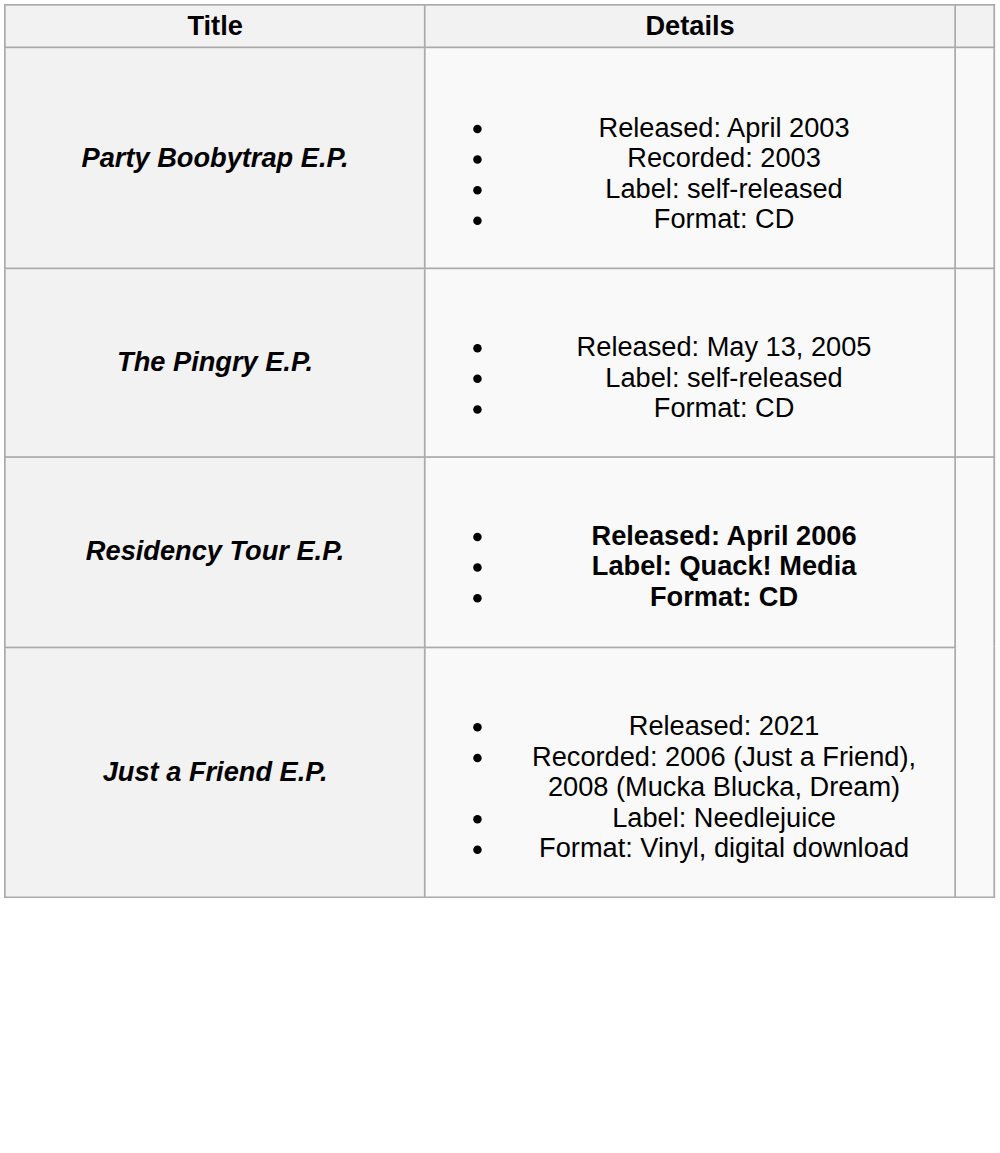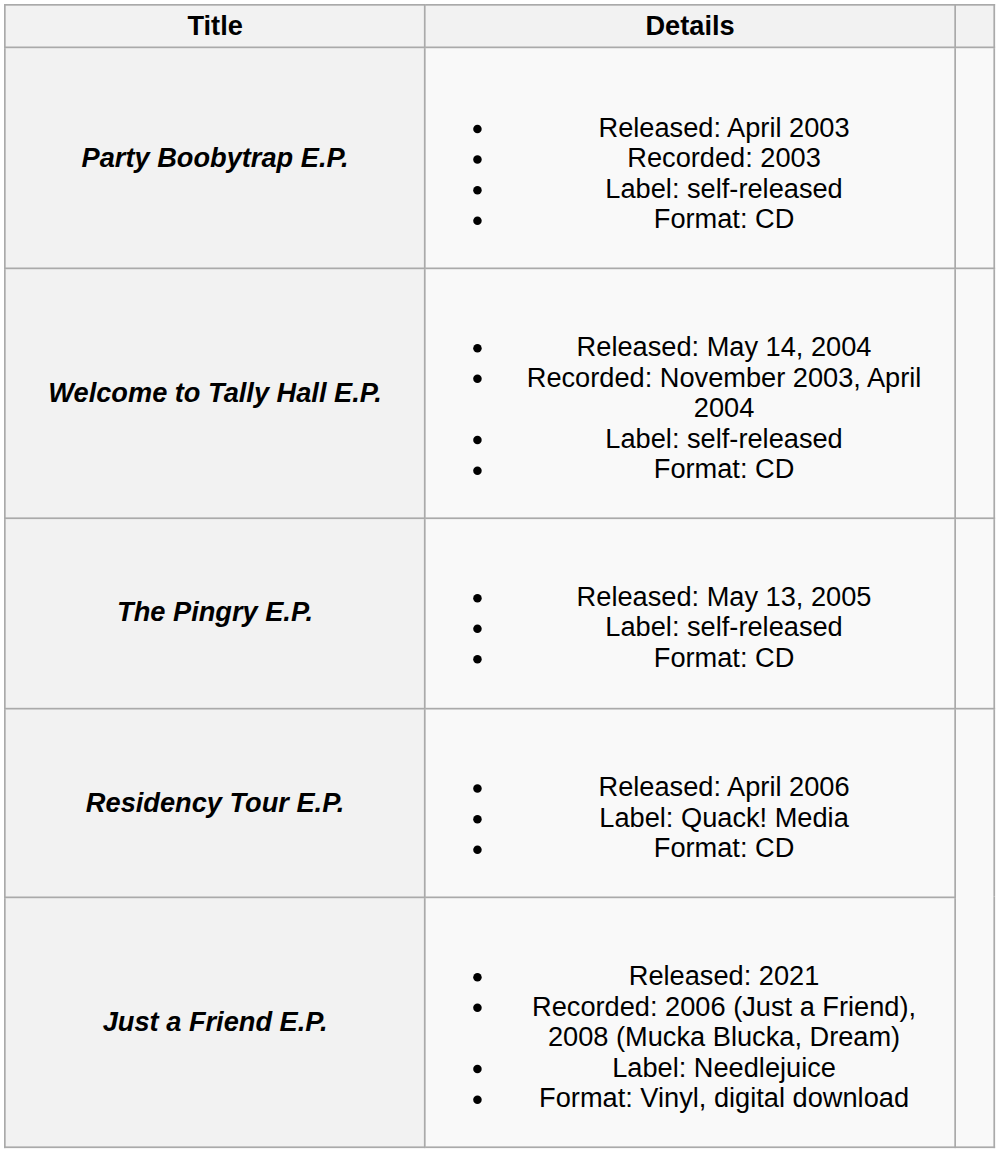+ row: (215, 392)
(690, 567) bold -> (690, 818) normal
